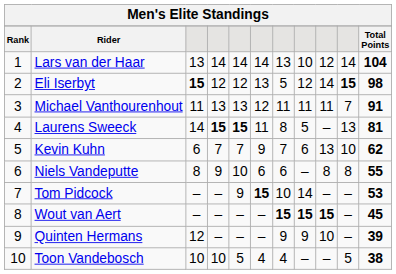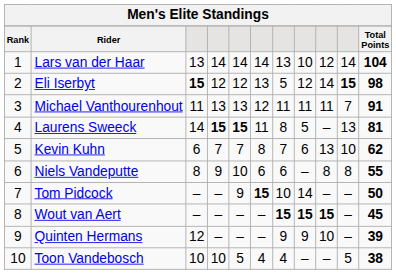(262, 149) 9 -> (262, 149) 8
(375, 193) 53 -> (375, 193) 50
